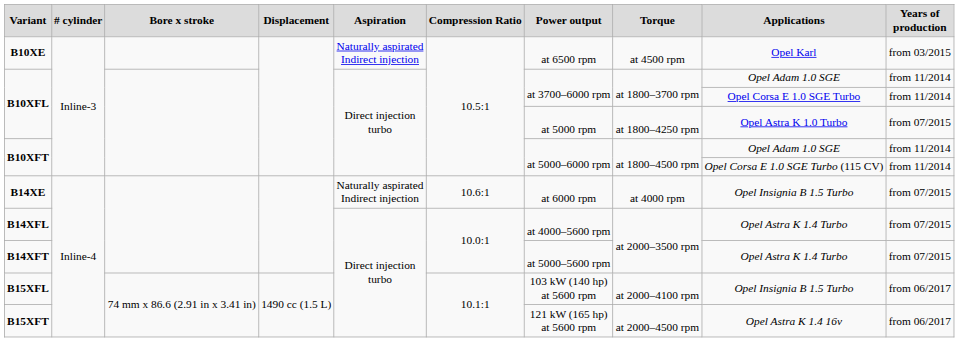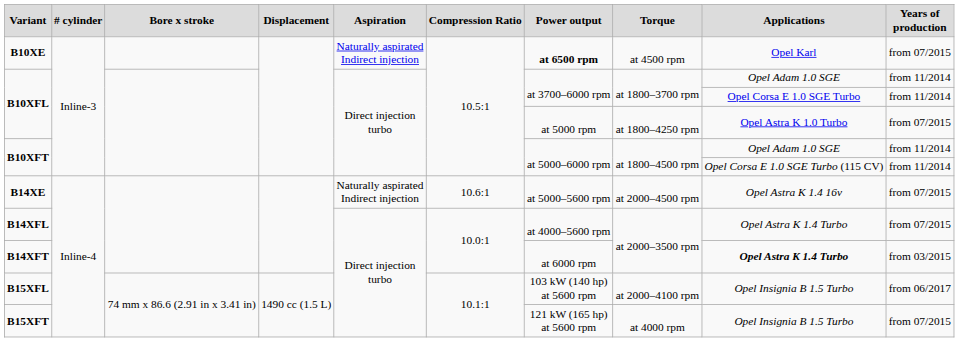(569, 59) normal -> (569, 59) bold
(920, 53) from 03/2015 -> (920, 53) from 07/2015
(569, 199) at 6000 rpm -> (569, 199) at 5000–5600 rpm
(657, 199) at 4000 rpm -> (657, 199) at 2000–4500 rpm
(794, 192) Opel Insignia B 1.5 Turbo -> (794, 192) Opel Astra K 1.4 16v
(569, 263) at 5000–5600 rpm -> (569, 263) at 6000 rpm
(794, 256) normal -> (794, 256) bold
(920, 256) from 07/2015 -> (920, 256) from 03/2015
(657, 328) at 2000–4500 rpm -> (657, 328) at 4000 rpm
(794, 321) Opel Astra K 1.4 16v -> (794, 321) Opel Insignia B 1.5 Turbo
(920, 321) from 06/2017 -> (920, 321) from 07/2015
